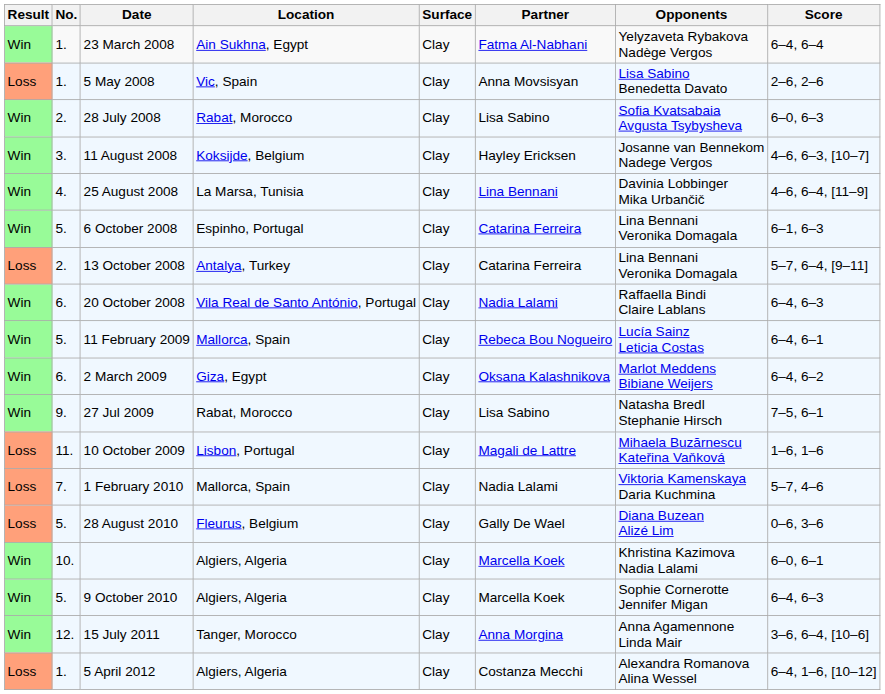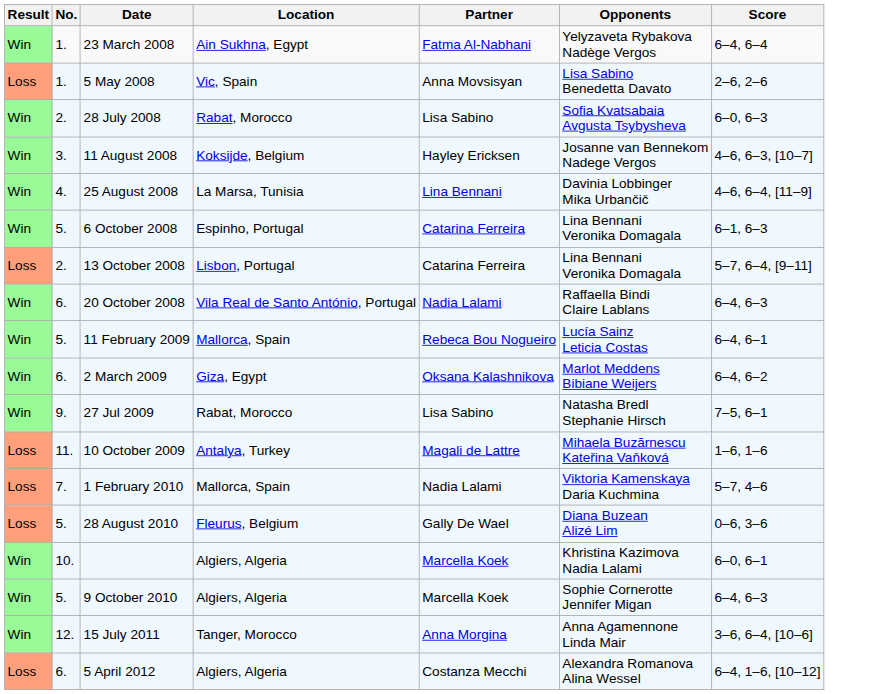- column: (447, 15)
(243, 265) Antalya, Turkey -> (245, 265) Lisbon, Portugal
(245, 450) Lisbon, Portugal -> (243, 450) Antalya, Turkey
(61, 671) 1. -> (61, 671) 6.
